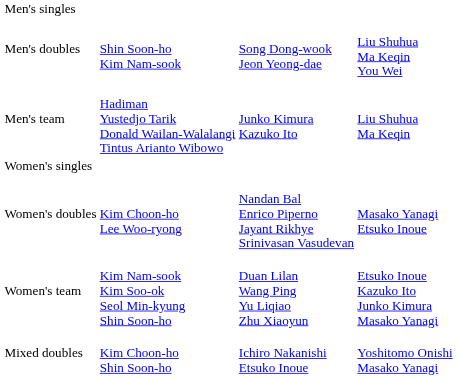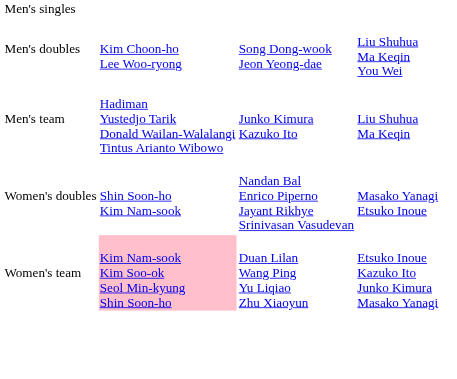(140, 56) Shin Soon-ho Kim Nam-sook -> (141, 56) Kim Choon-ho Lee Woo-ryong
- row: (48, 166)
(141, 221) Kim Choon-ho Lee Woo-ryong -> (140, 203) Shin Soon-ho Kim Nam-sook
(143, 298) no background -> (143, 280) pink background
- row: (44, 353)
